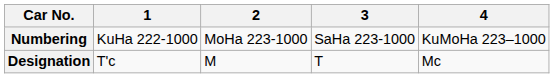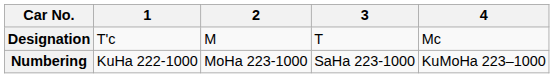rows swapped: (49, 61) <-> (49, 38)
